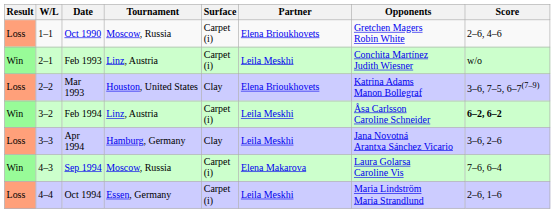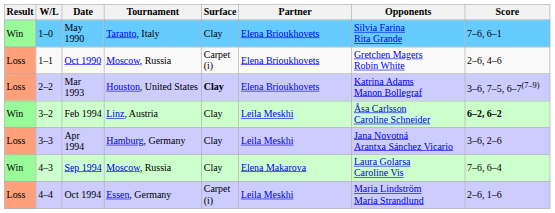+ row: (74, 33)
- row: (83, 60)
(213, 87) normal -> (214, 87) bold
(217, 114) Carpet (i) -> (213, 114) Clay
(217, 168) Carpet (i) -> (213, 168) Clay
